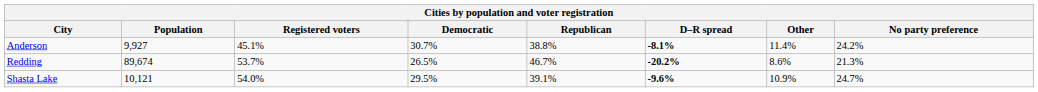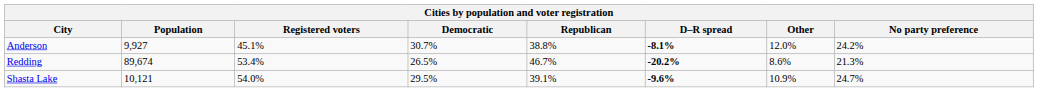(783, 45) 11.4% -> (783, 45) 12.0%
(251, 62) 53.7% -> (251, 62) 53.4%
